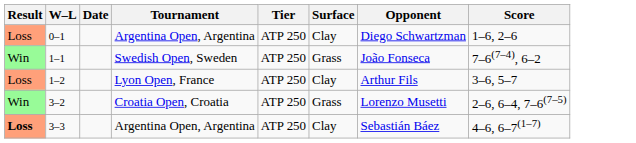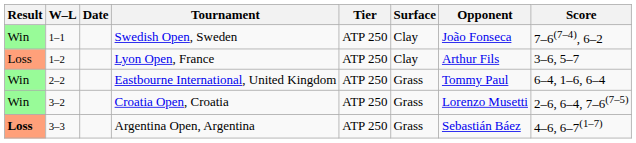- row: (57, 36)
(327, 57) Grass -> (406, 37) Clay
+ row: (57, 80)
(324, 126) Clay -> (408, 126) Grass
